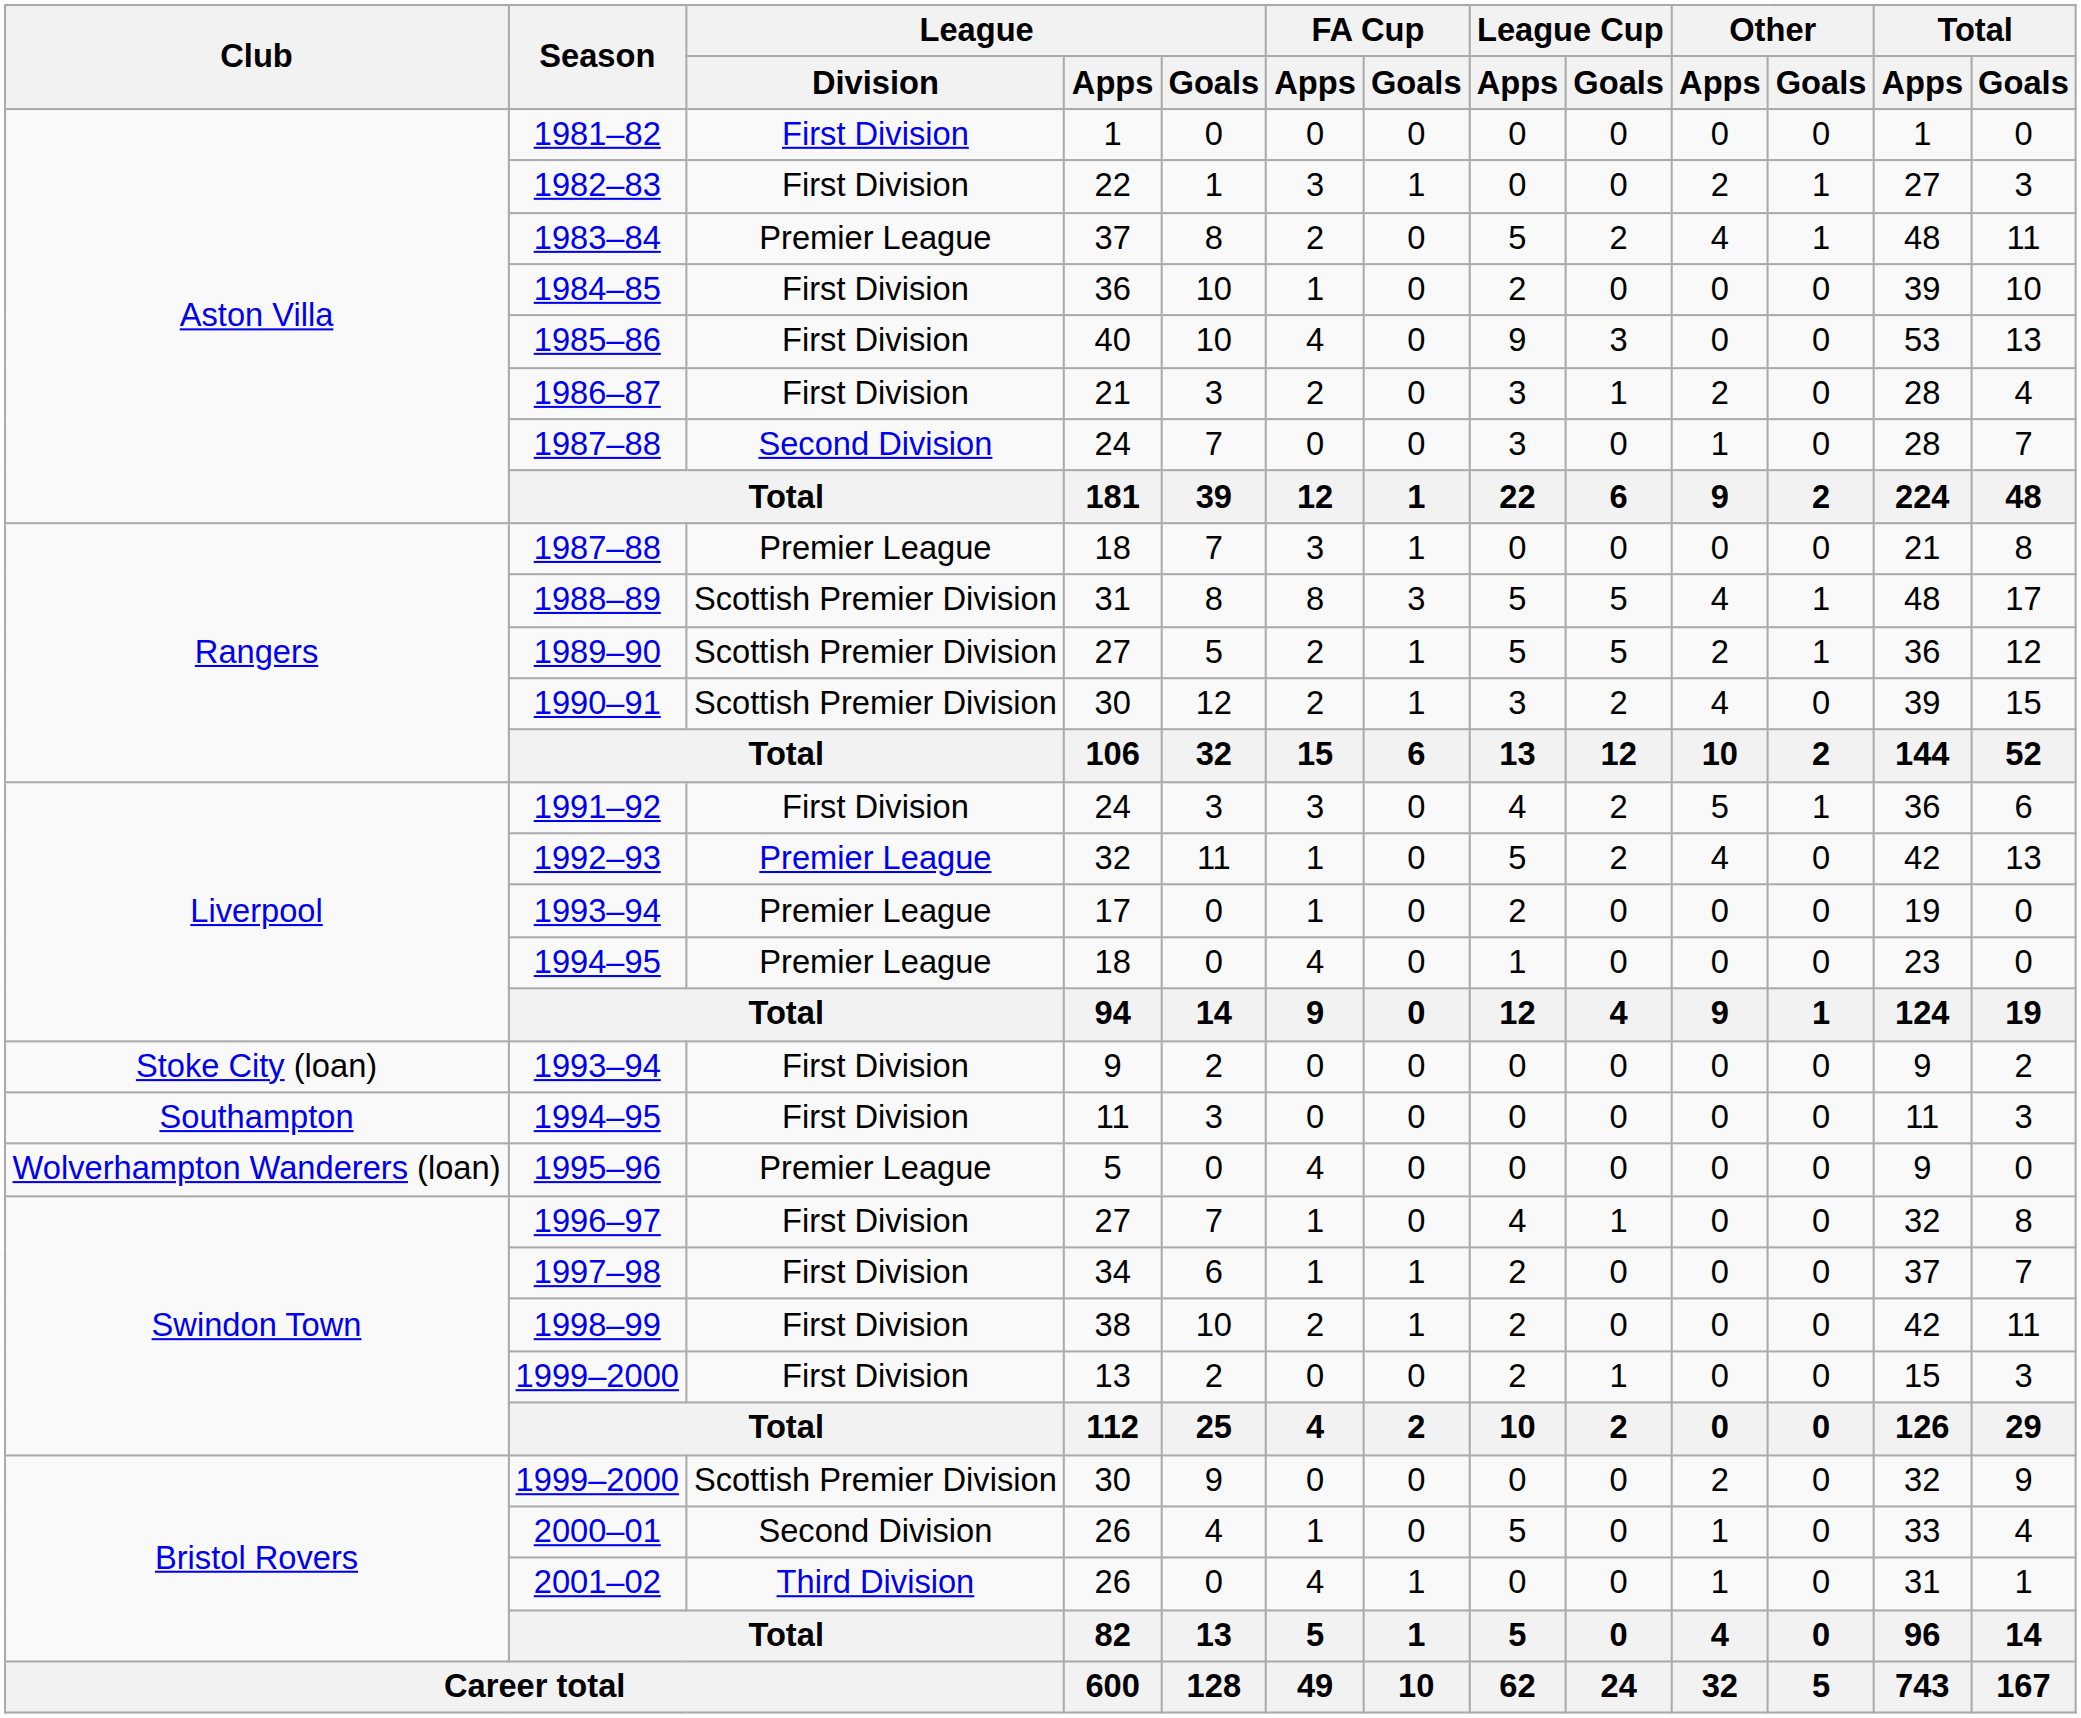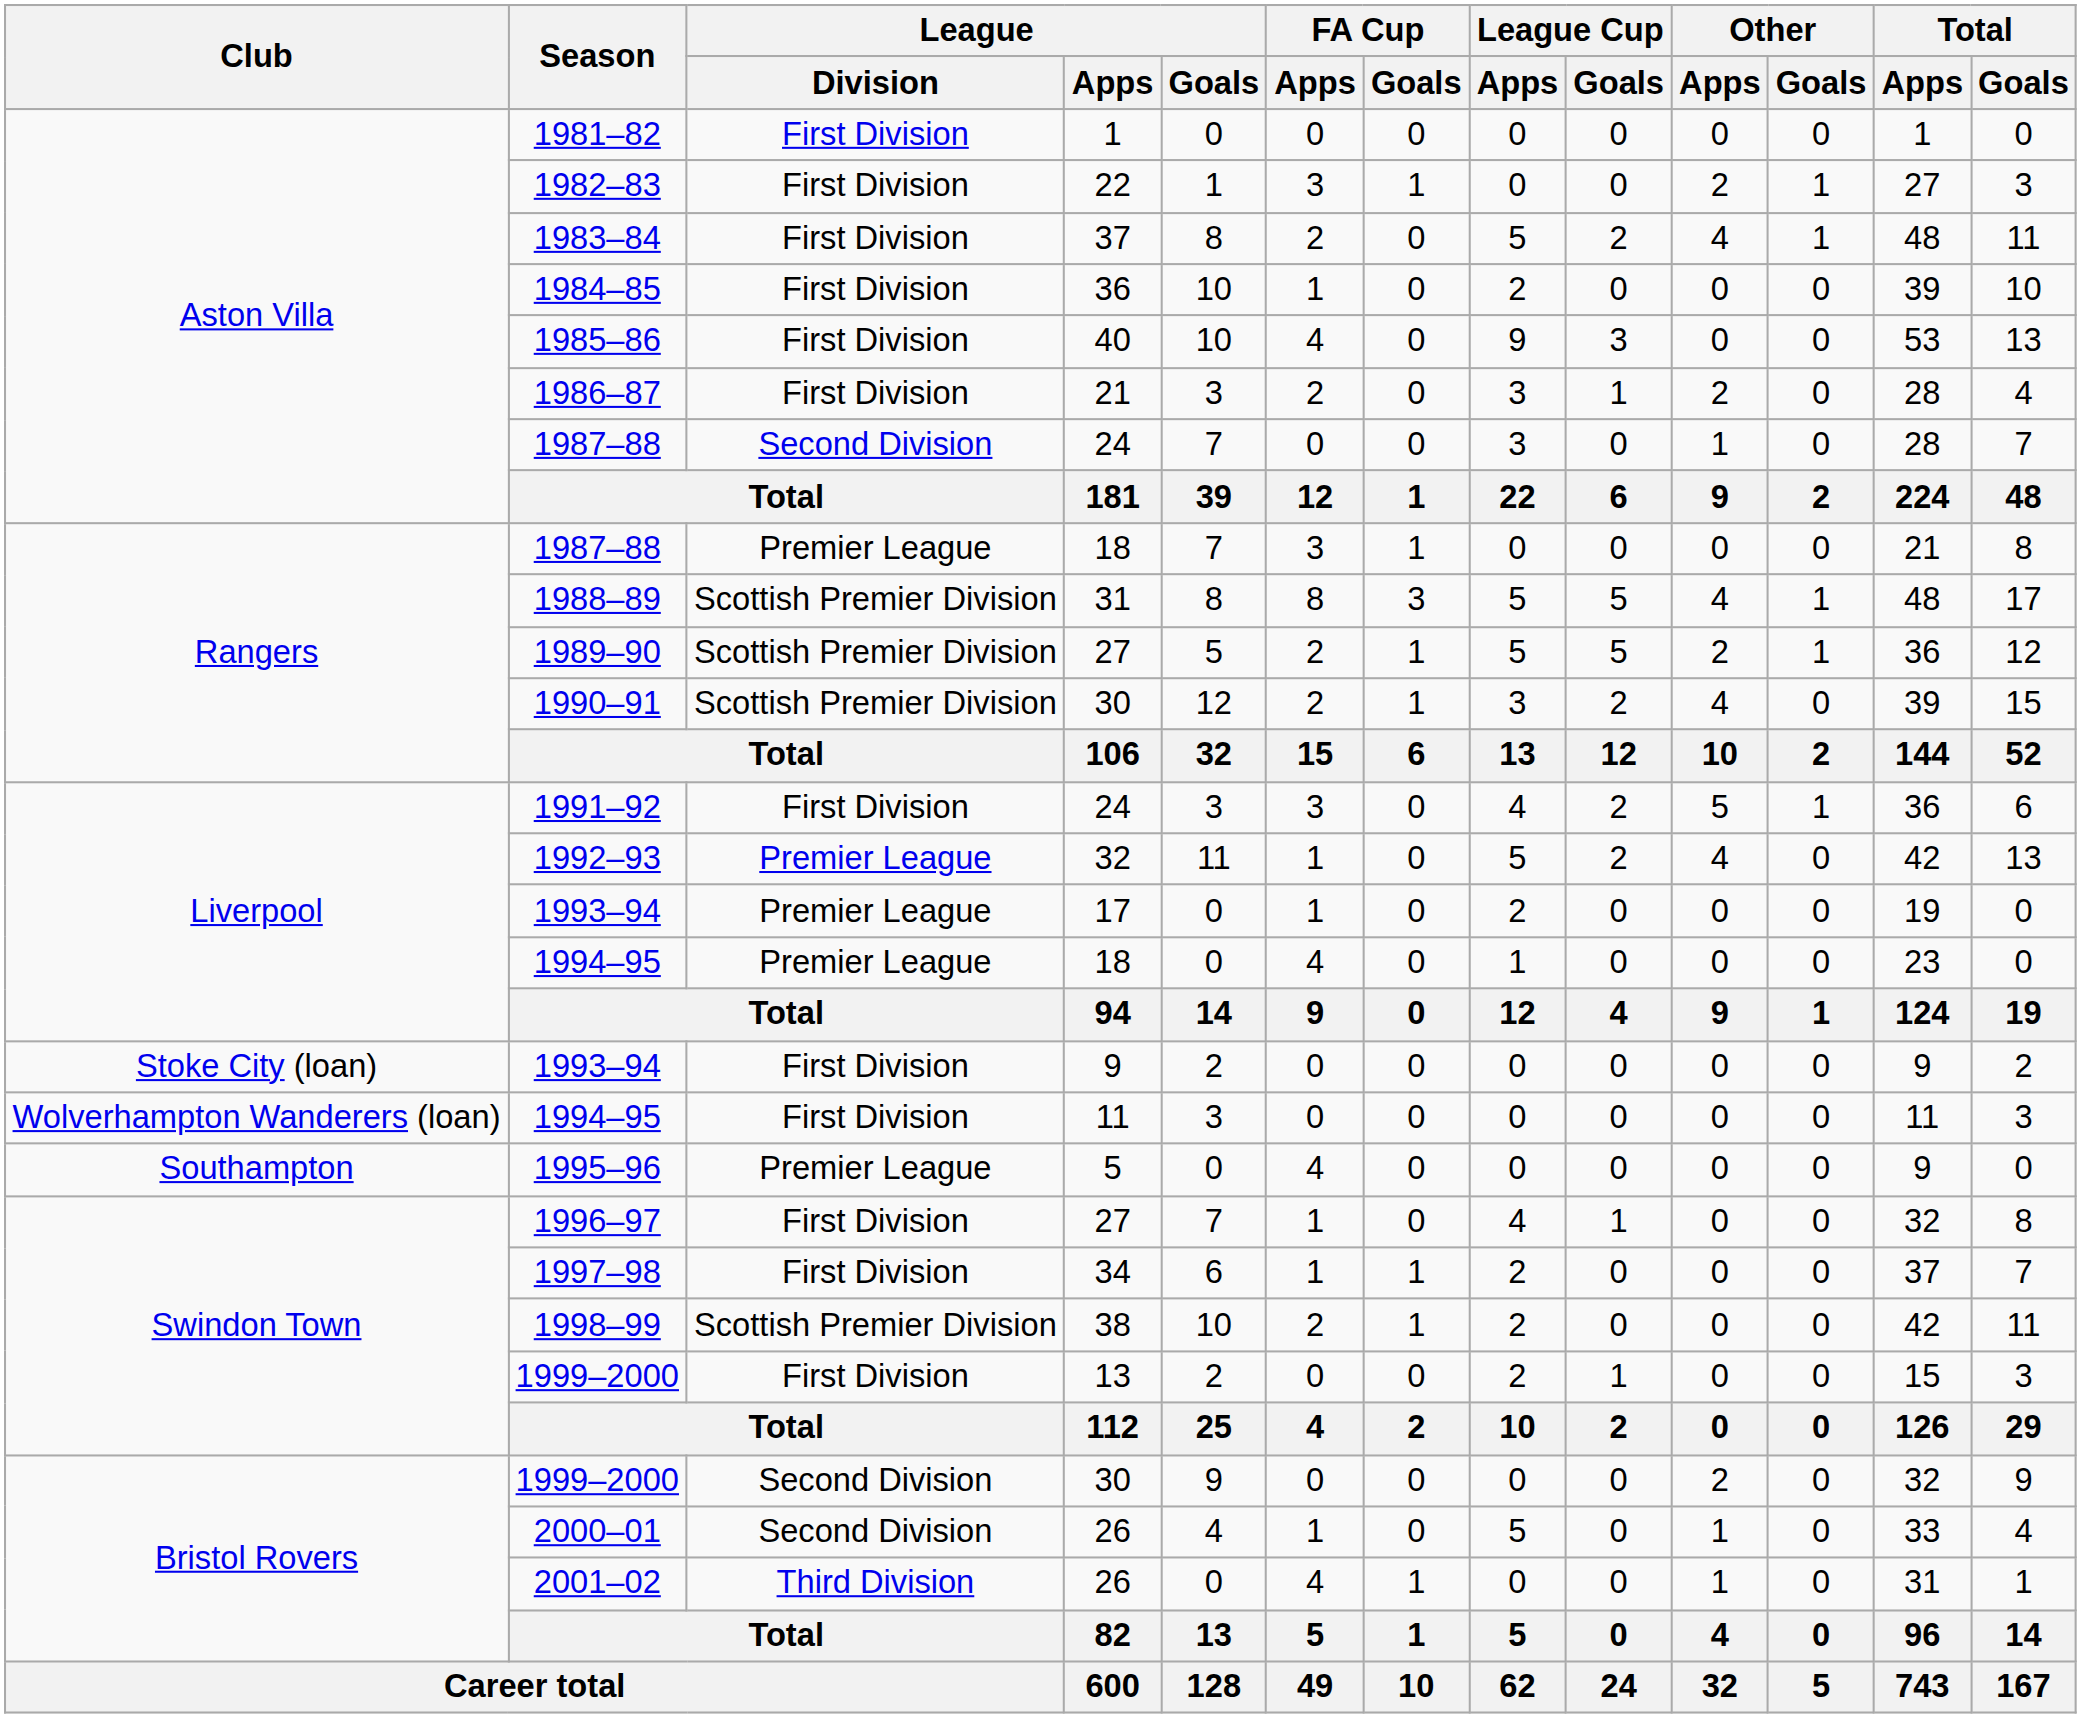(875, 237) Premier League -> (875, 237) First Division
(257, 1117) Southampton -> (257, 1117) Wolverhampton Wanderers (loan)
(257, 1169) Wolverhampton Wanderers (loan) -> (257, 1169) Southampton
(875, 1324) First Division -> (875, 1324) Scottish Premier Division
(875, 1479) Scottish Premier Division -> (875, 1479) Second Division
